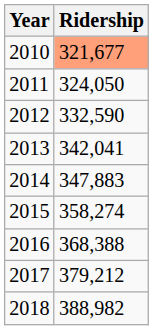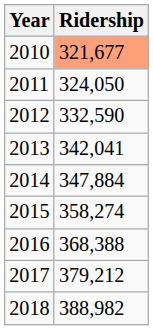(92, 180) 347,883 -> (92, 180) 347,884
